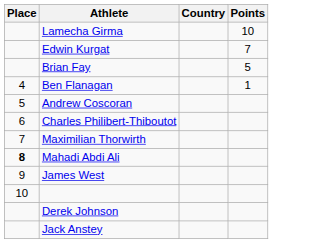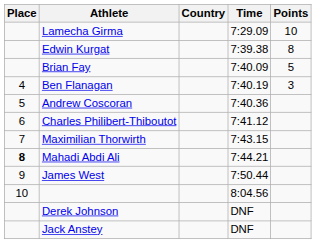+ column: (249, 13)
(248, 49) 7 -> (291, 49) 8
(248, 85) 1 -> (291, 85) 3
